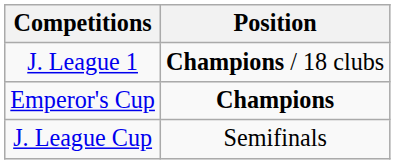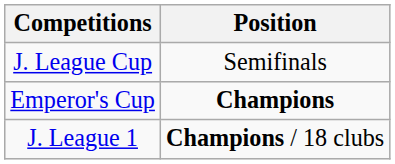rows swapped: (83, 61) <-> (83, 138)
